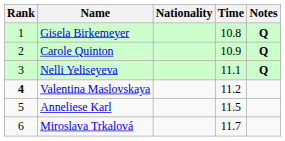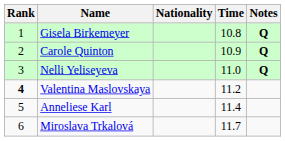(231, 70) 11.1 -> (231, 70) 11.0
(231, 107) 11.5 -> (231, 107) 11.4
